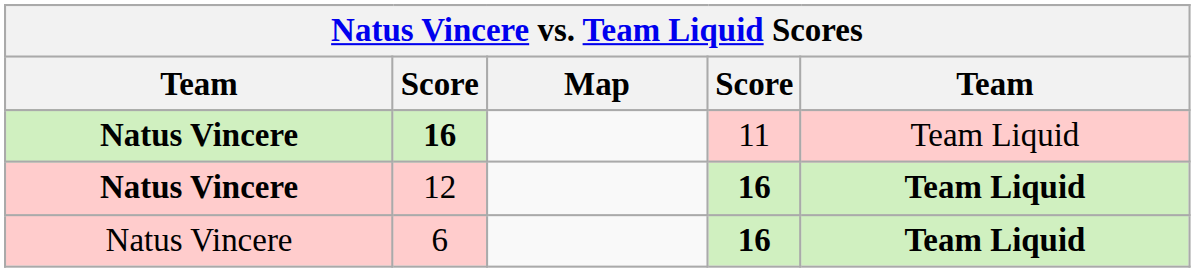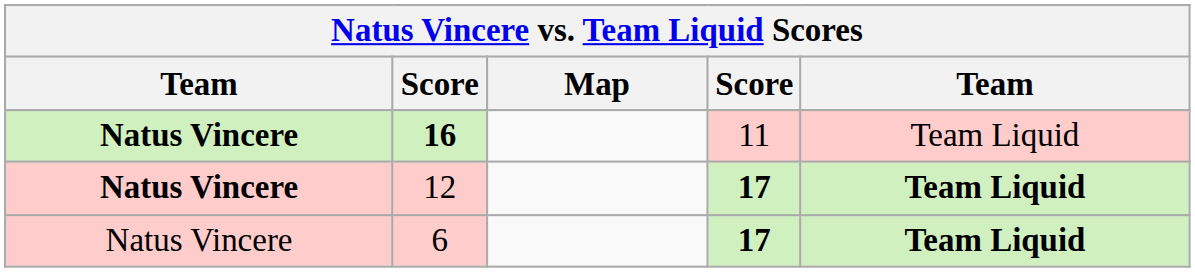(754, 187) 16 -> (754, 187) 17
(754, 239) 16 -> (754, 239) 17
